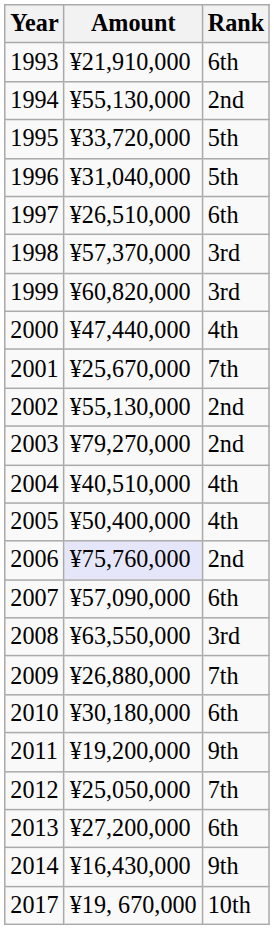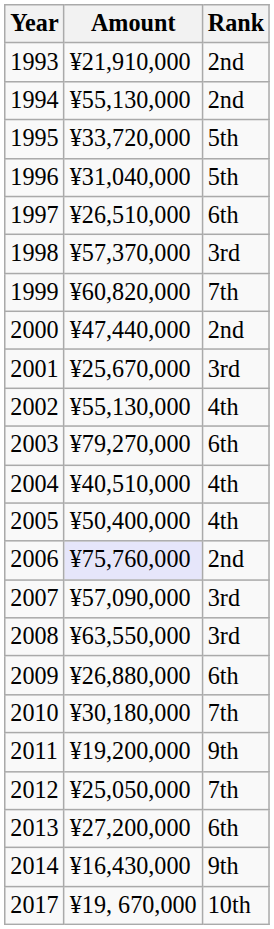(223, 61) 6th -> (226, 61) 2nd
(224, 291) 3rd -> (223, 291) 7th
(223, 330) 4th -> (226, 330) 2nd
(223, 368) 7th -> (224, 368) 3rd
(226, 406) 2nd -> (223, 406) 4th
(226, 445) 2nd -> (223, 445) 6th
(223, 598) 6th -> (224, 598) 3rd
(223, 675) 7th -> (223, 675) 6th
(223, 713) 6th -> (223, 713) 7th
